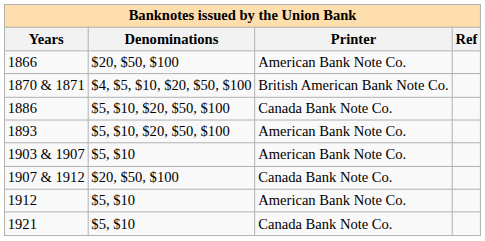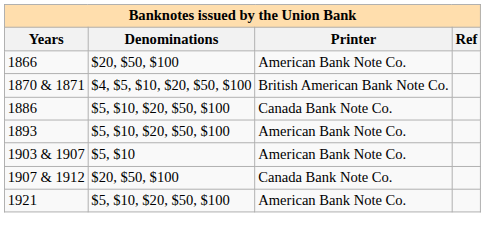- row: (22, 200)
(113, 223) $5, $10 -> (161, 200) $5, $10, $20, $50, $100
(325, 223) Canada Bank Note Co. -> (332, 200) American Bank Note Co.
